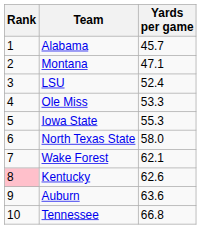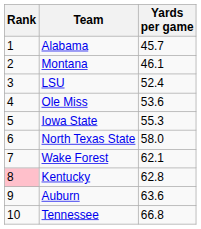(152, 64) 47.1 -> (152, 64) 46.1
(152, 102) 53.3 -> (152, 102) 53.6
(152, 177) 62.6 -> (152, 177) 62.8
